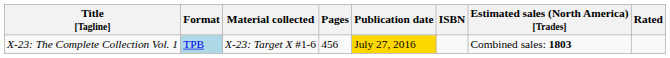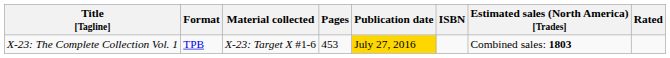(194, 44) lightblue background -> (194, 44) no background
(330, 44) 456 -> (330, 44) 453
